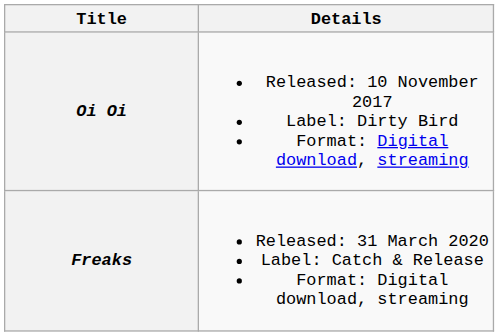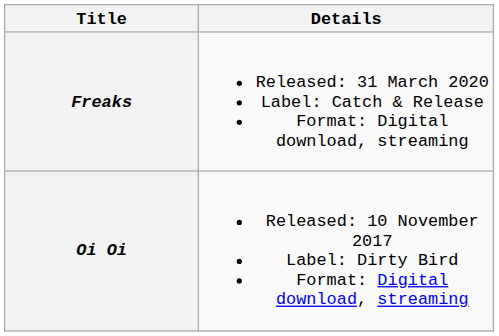rows swapped: (102, 112) <-> (102, 261)
